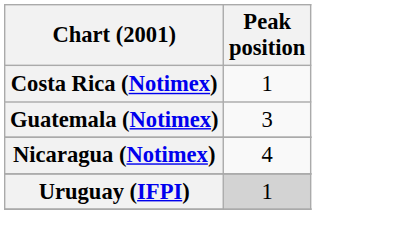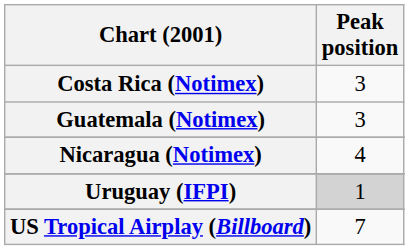(267, 83) 1 -> (360, 83) 3
+ row: (161, 226)
